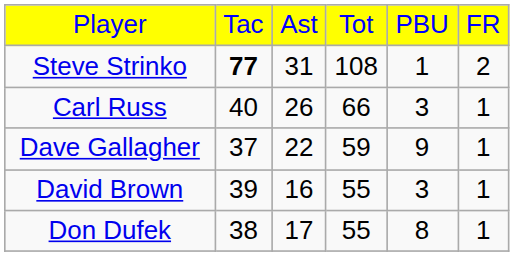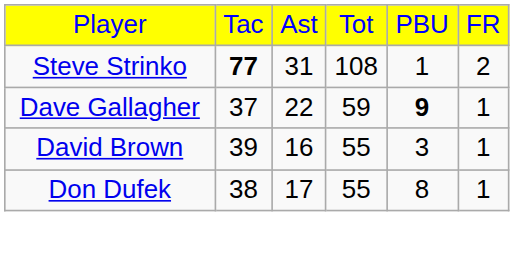- row: (110, 107)
(422, 148) normal -> (422, 107) bold
